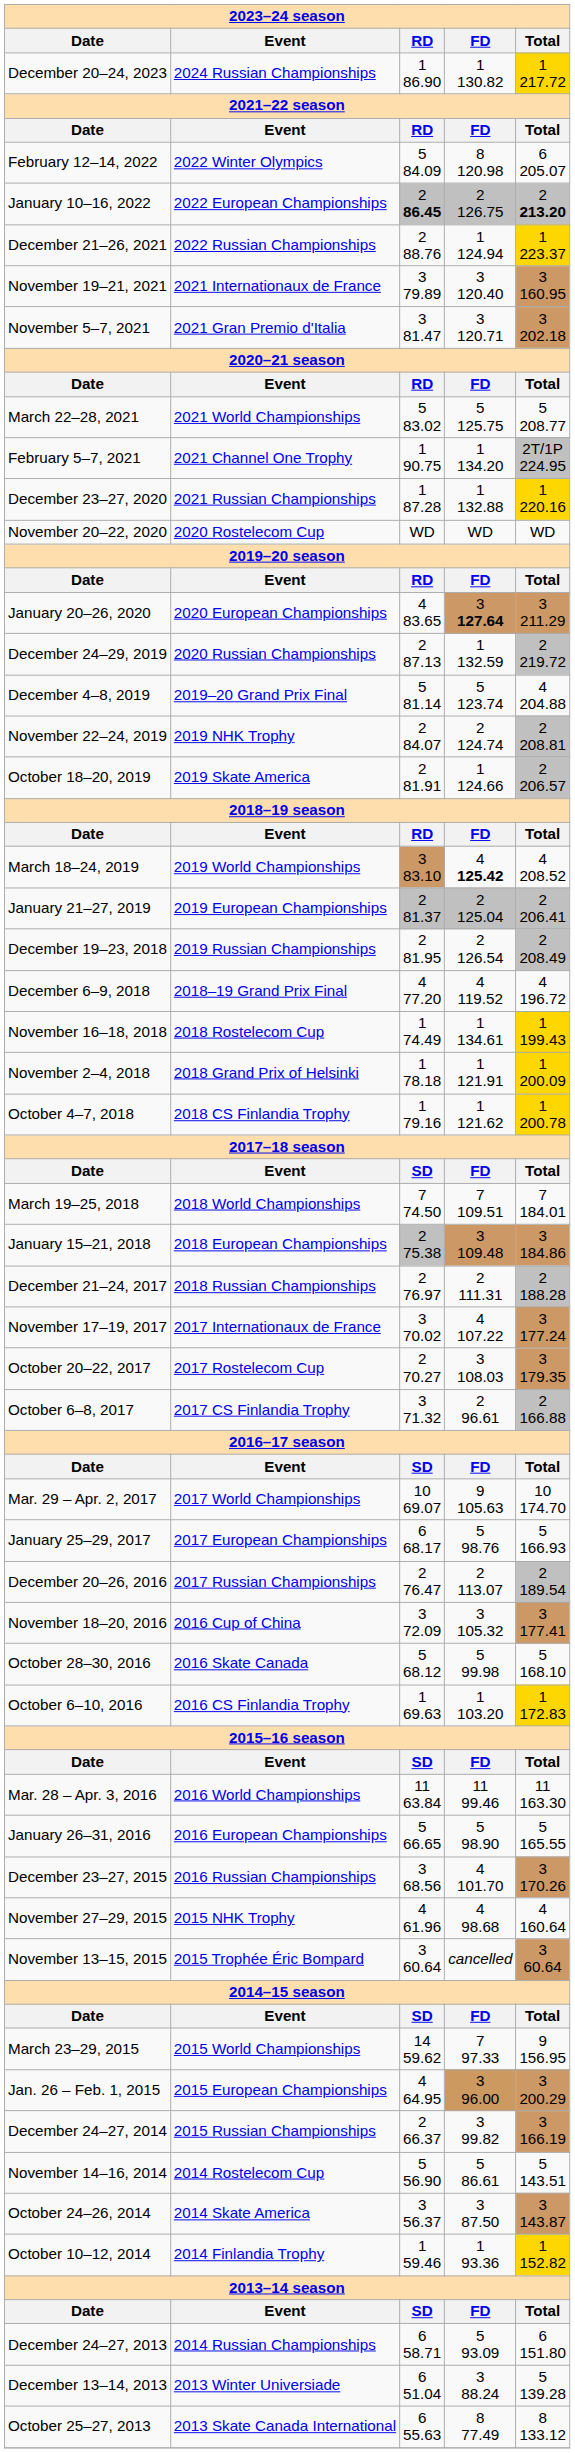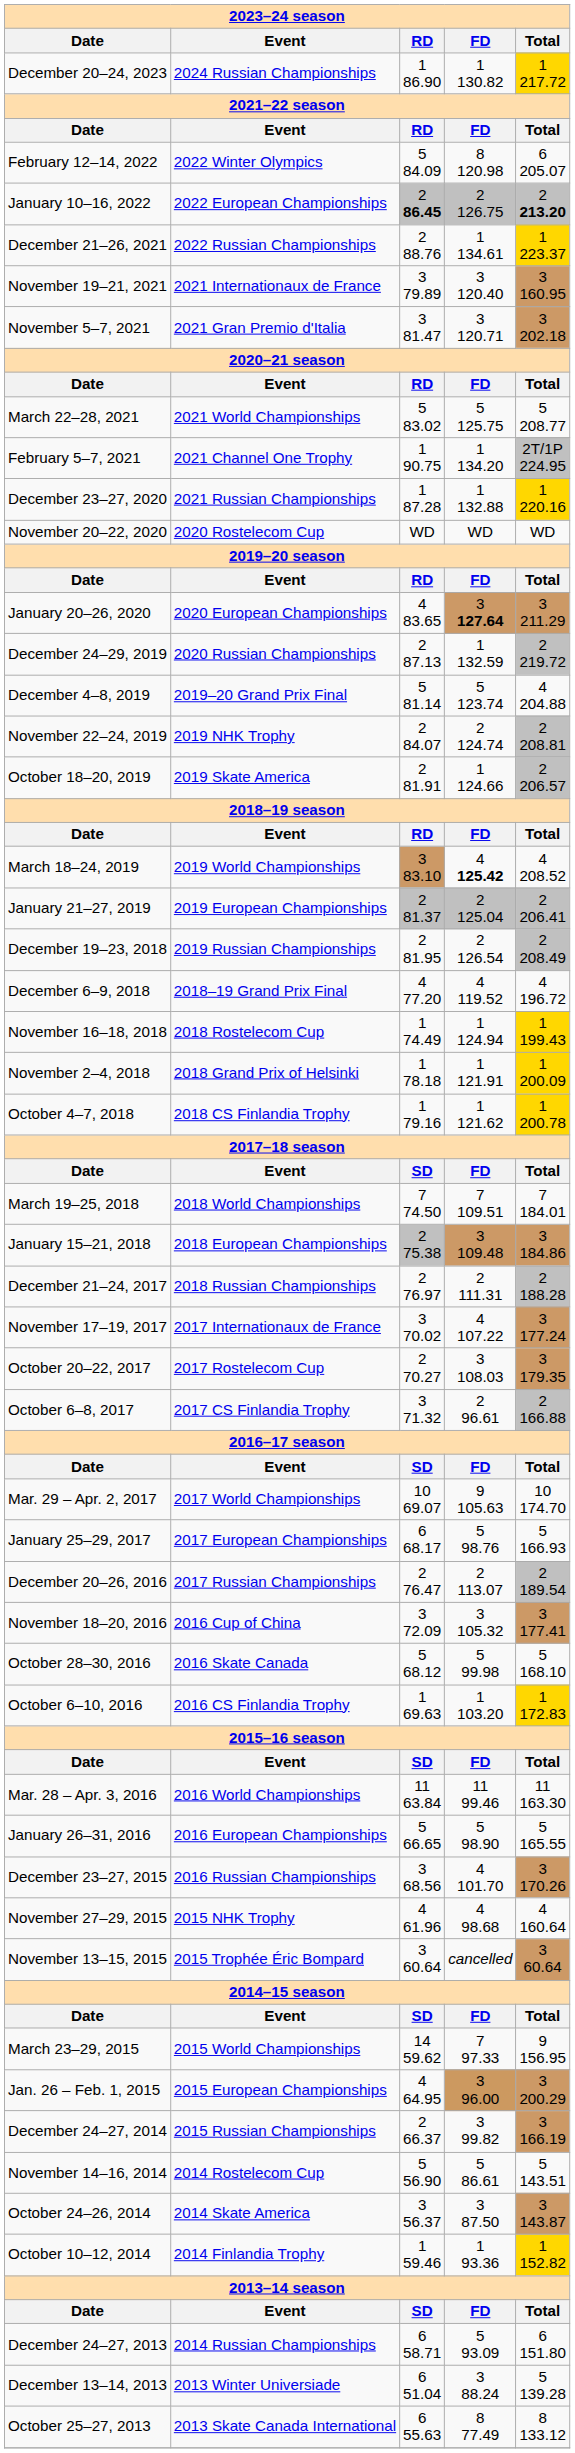(480, 245) 1 124.94 -> (480, 245) 1 134.61
(480, 1031) 1 134.61 -> (480, 1031) 1 124.94
